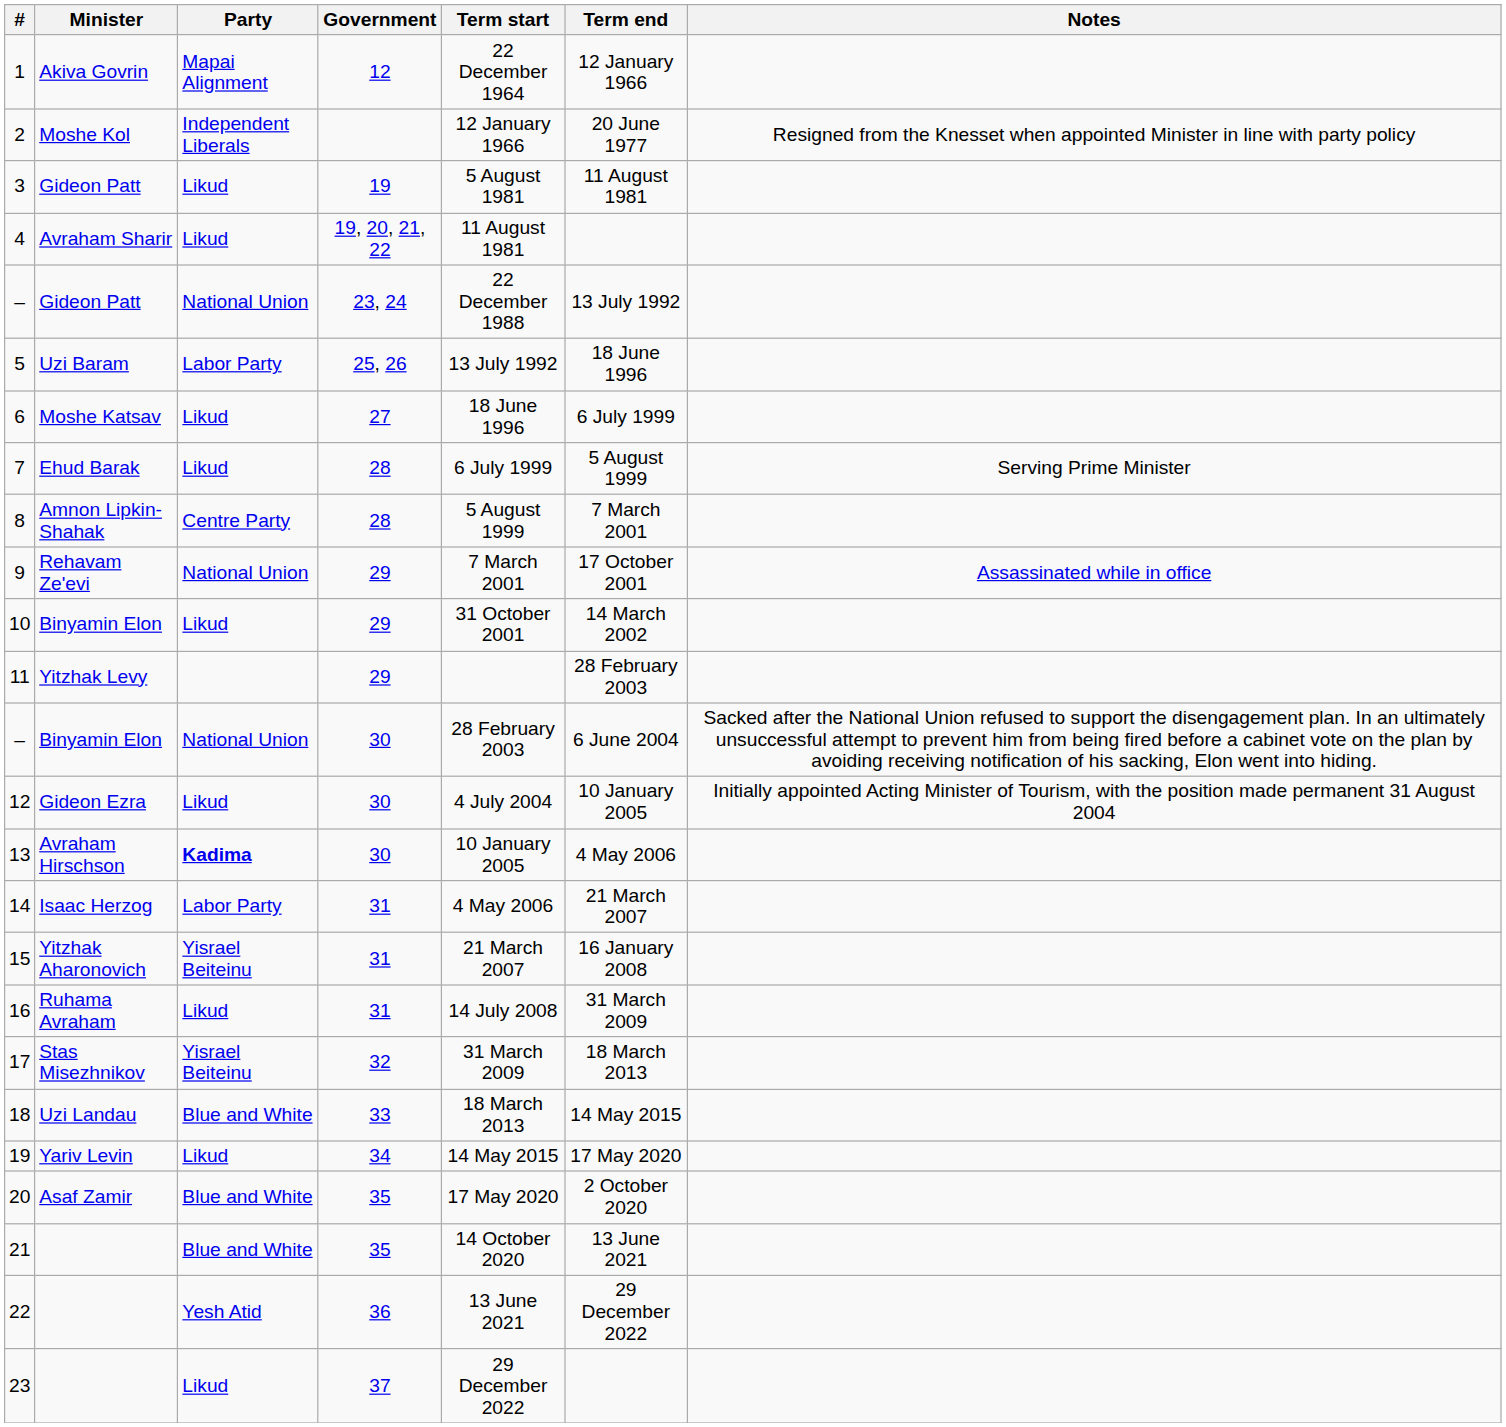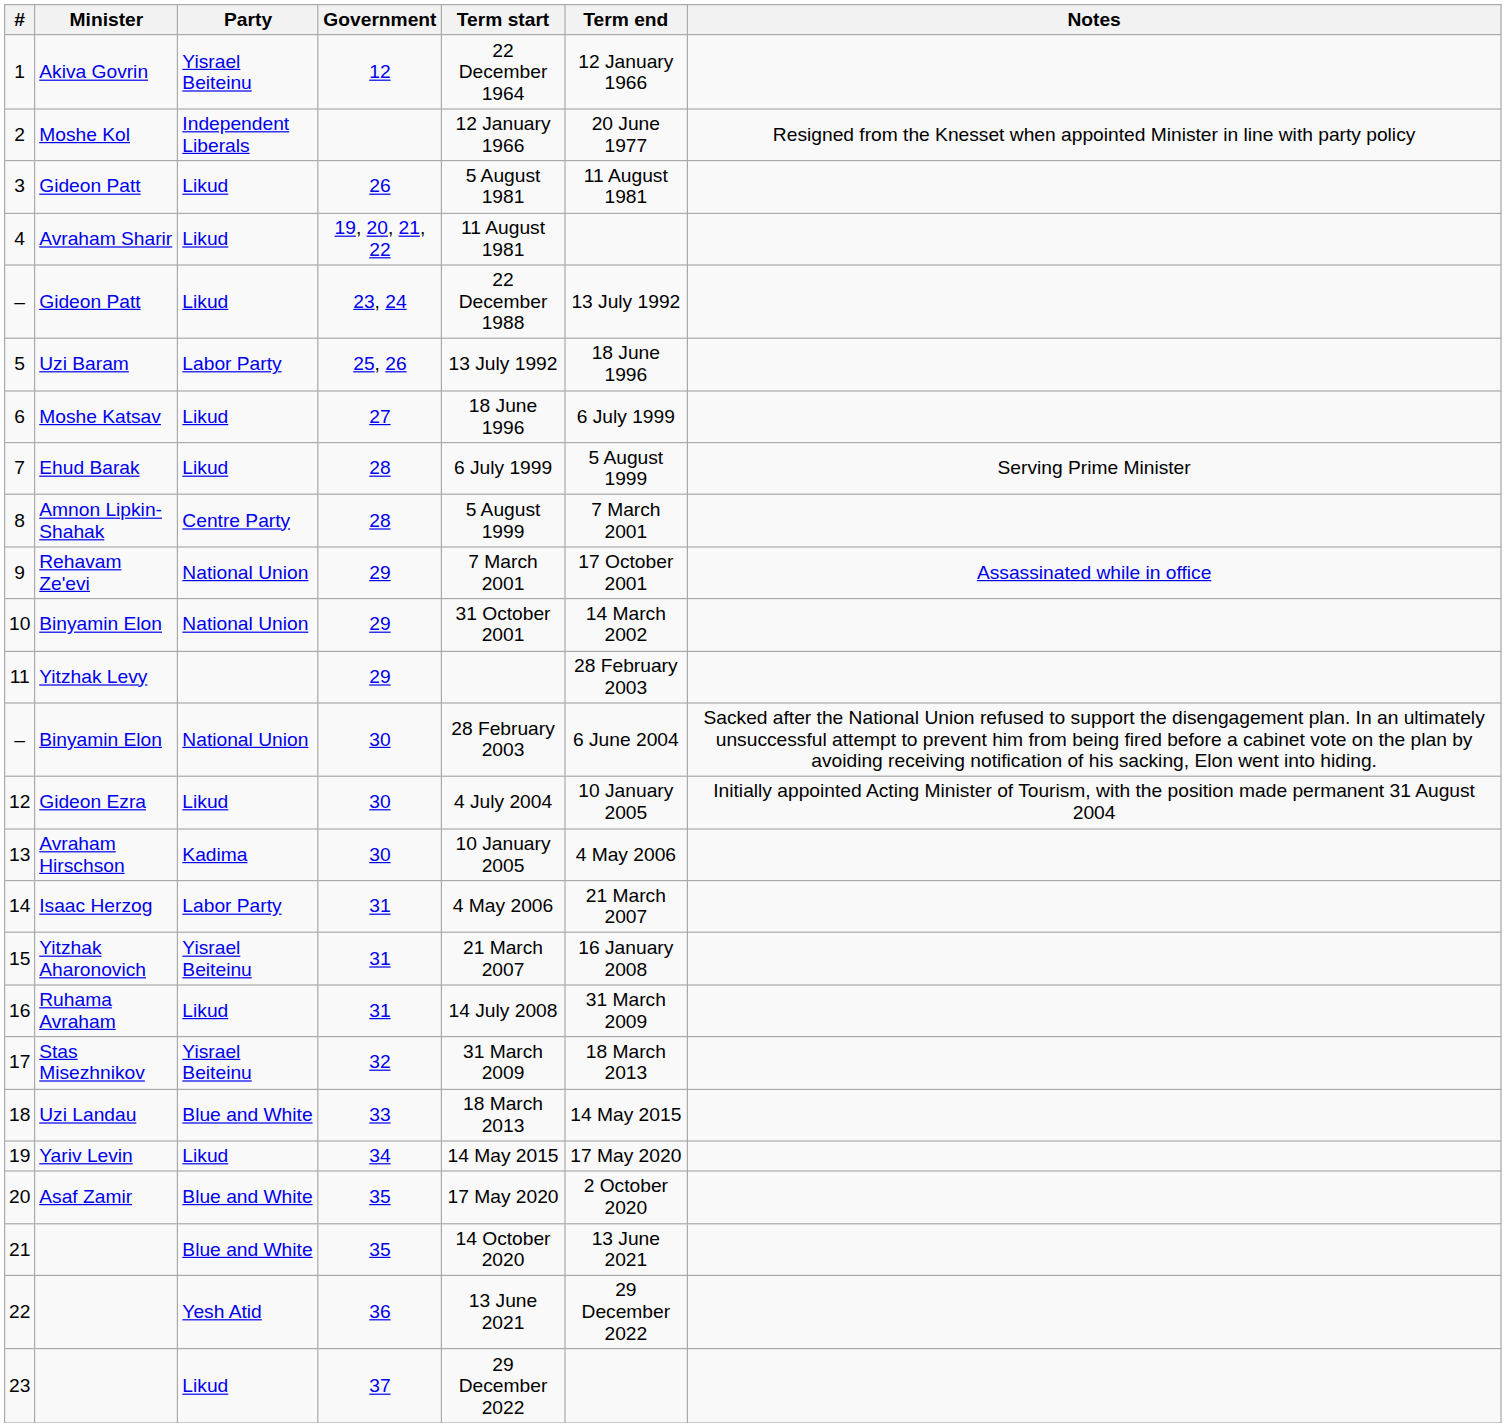(225, 71) Mapai Alignment -> (217, 71) Yisrael Beiteinu
(380, 186) 19 -> (380, 186) 26
(245, 301) National Union -> (205, 301) Likud
(205, 624) Likud -> (245, 624) National Union
(217, 854) bold -> (215, 854) normal
